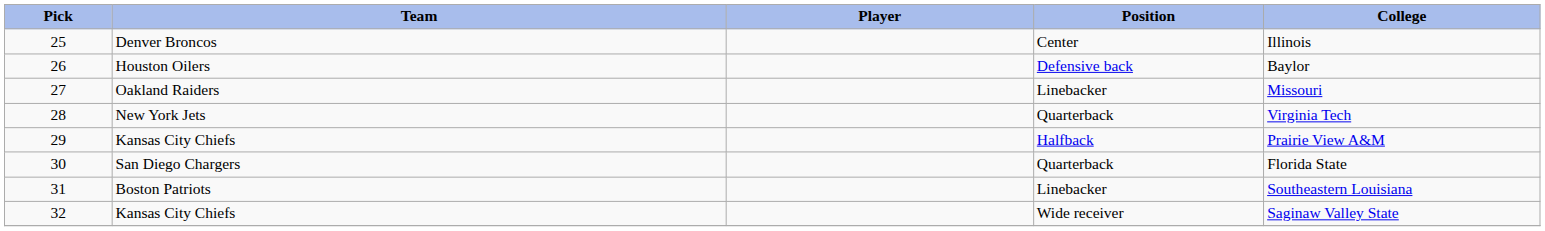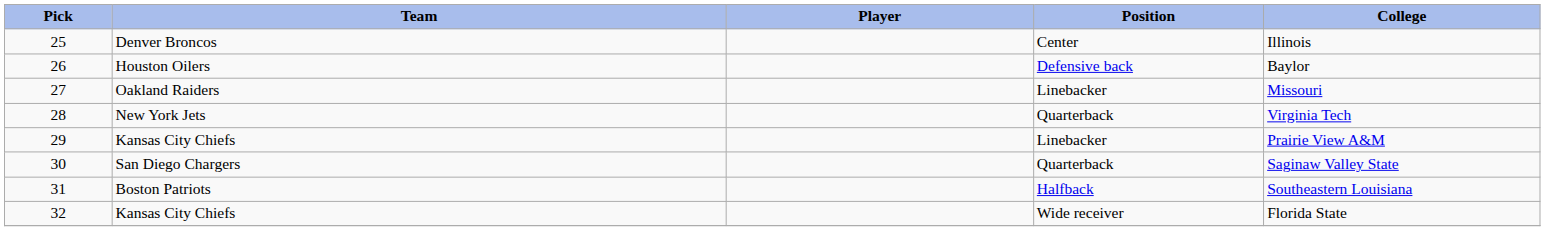(1065, 139) Halfback -> (1072, 139) Linebacker
(1307, 164) Florida State -> (1333, 164) Saginaw Valley State
(1072, 189) Linebacker -> (1065, 189) Halfback
(1333, 213) Saginaw Valley State -> (1307, 213) Florida State
